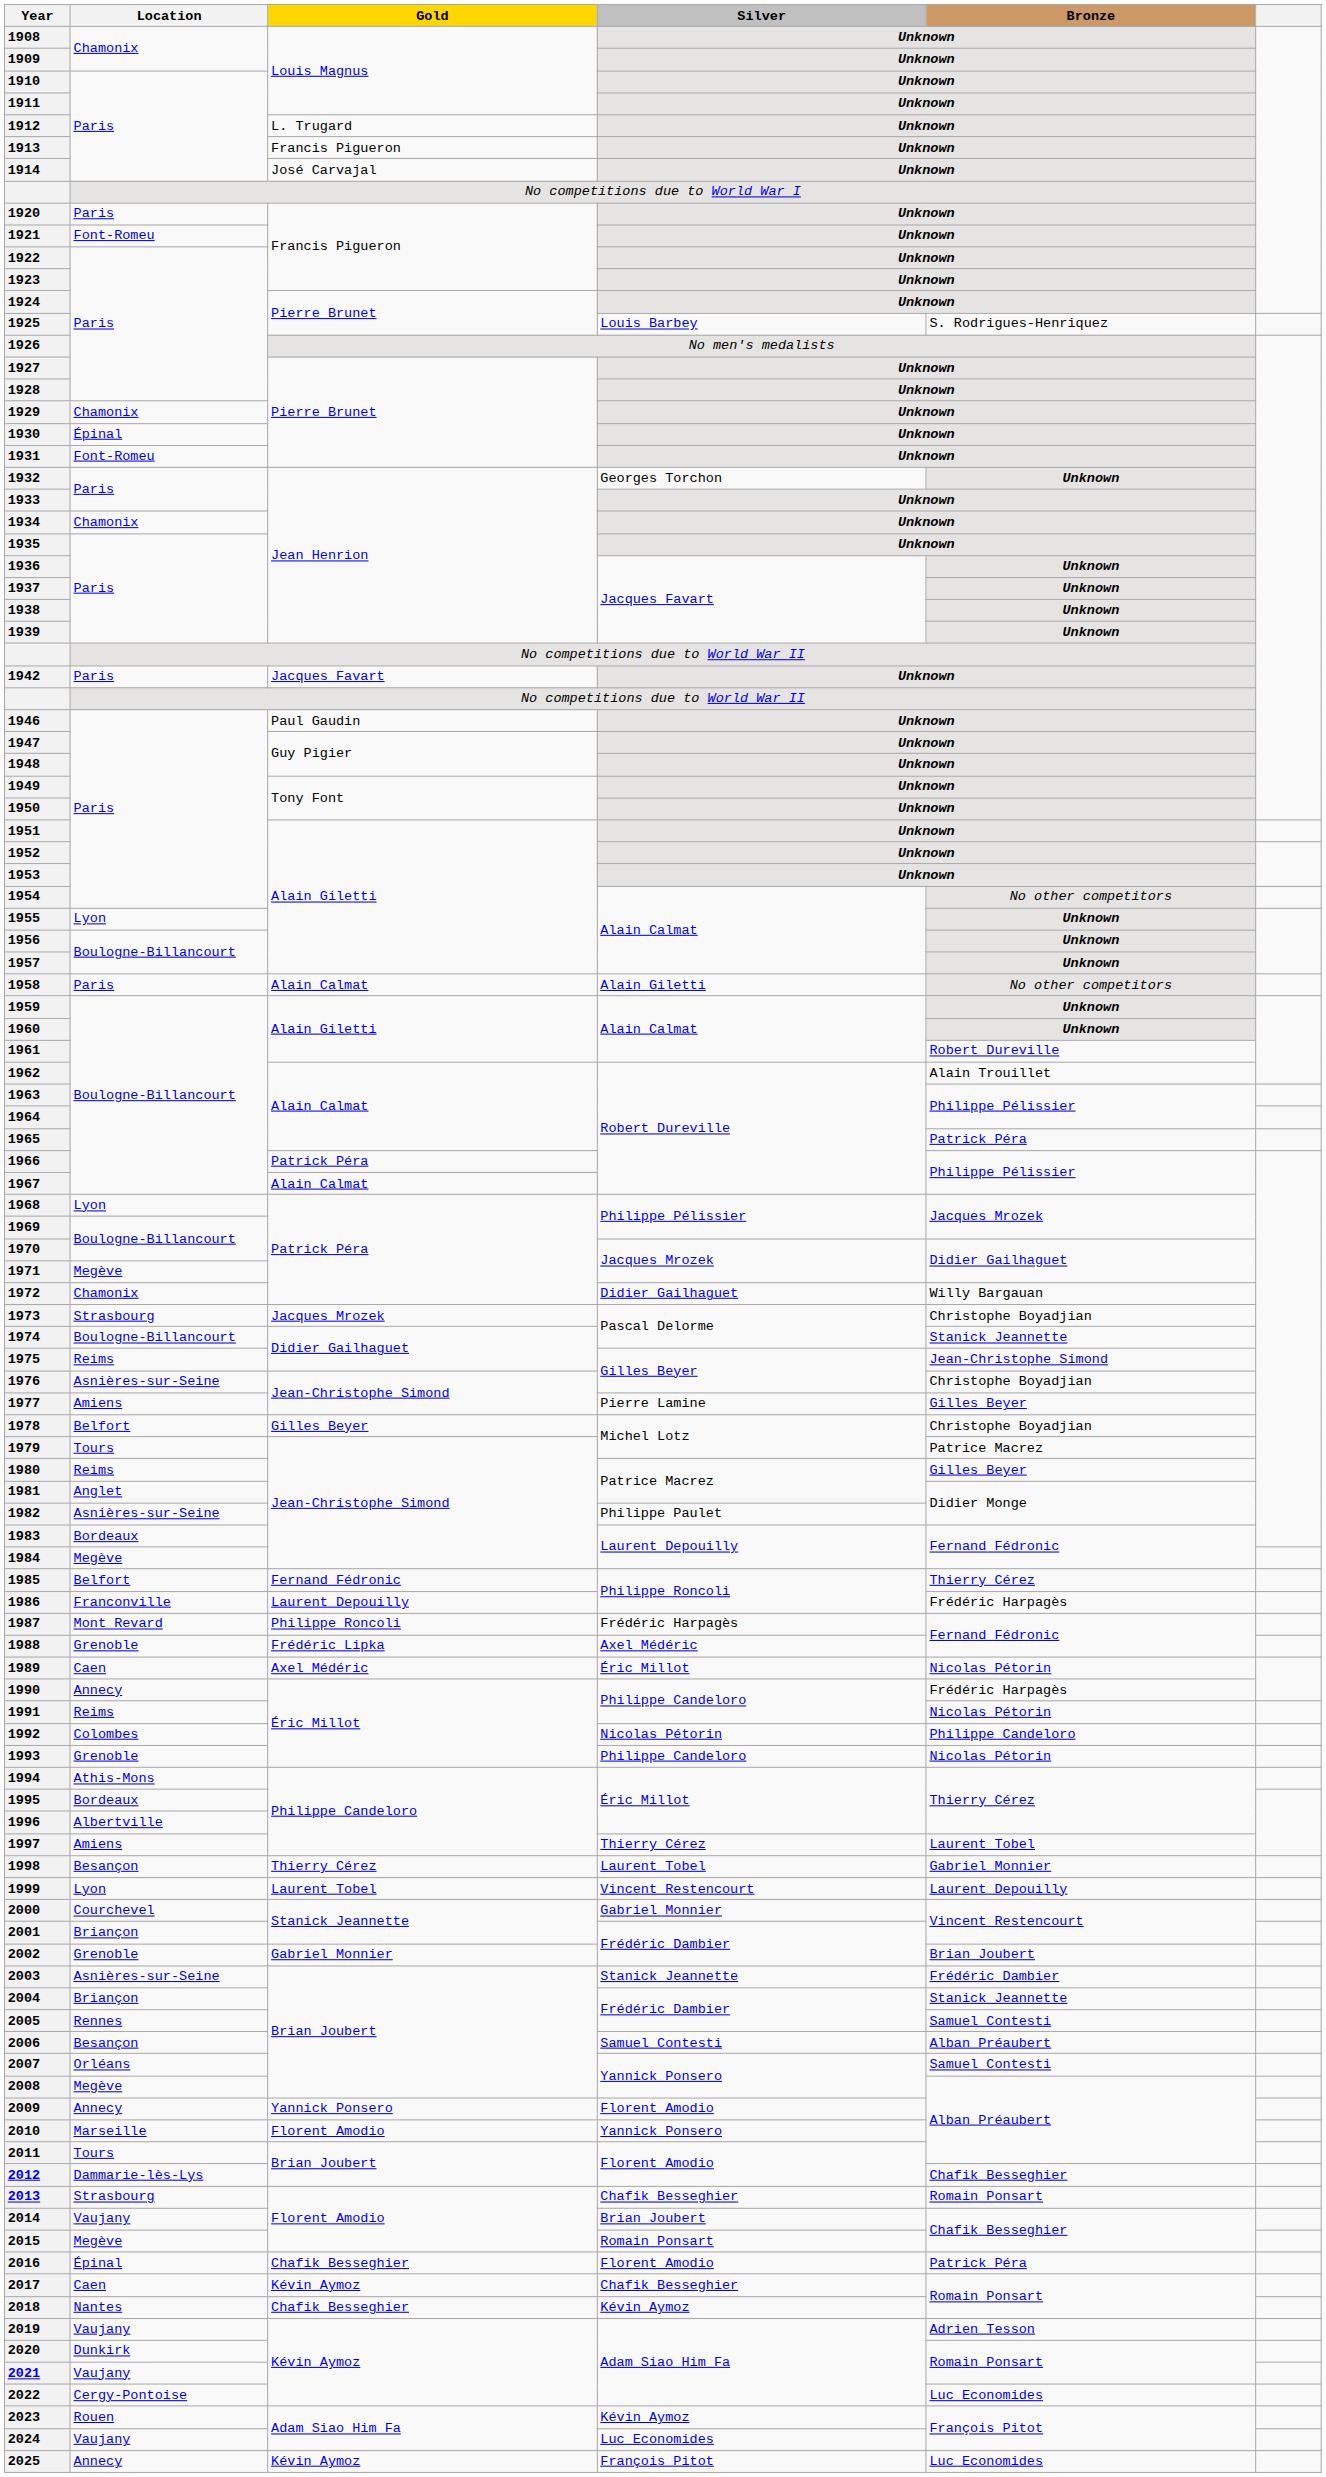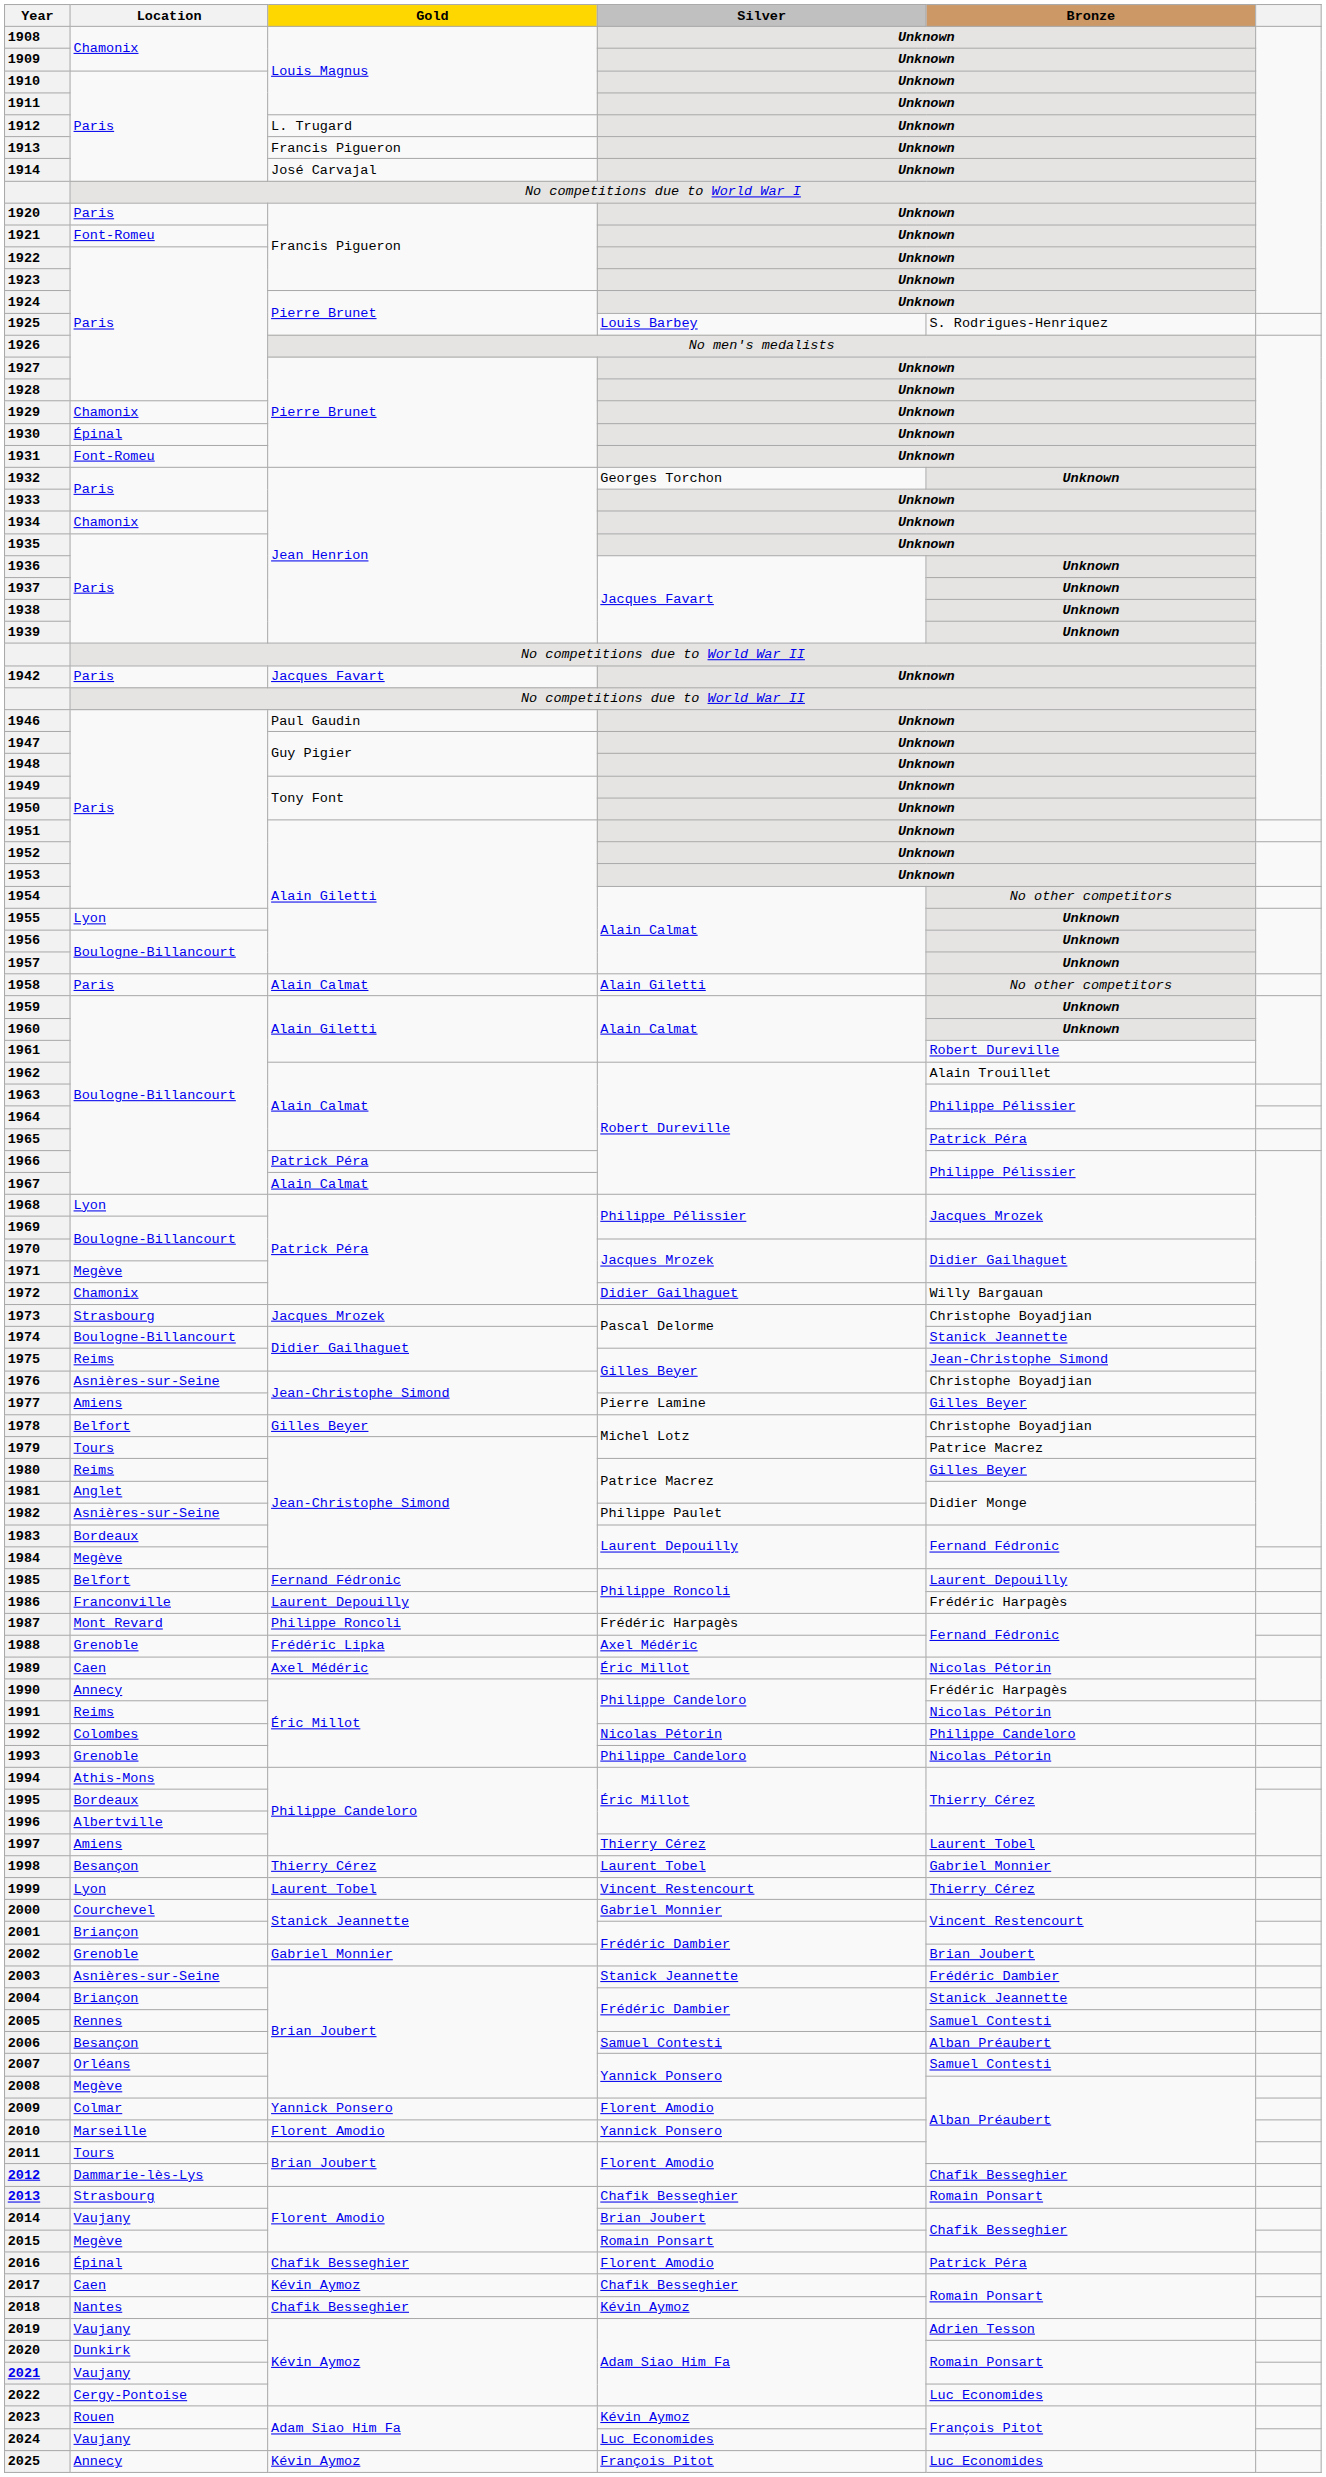(982, 1580) Thierry Cérez -> (998, 1580) Laurent Depouilly
(998, 1889) Laurent Depouilly -> (982, 1889) Thierry Cérez
(98, 2109) Annecy -> (98, 2109) Colmar
